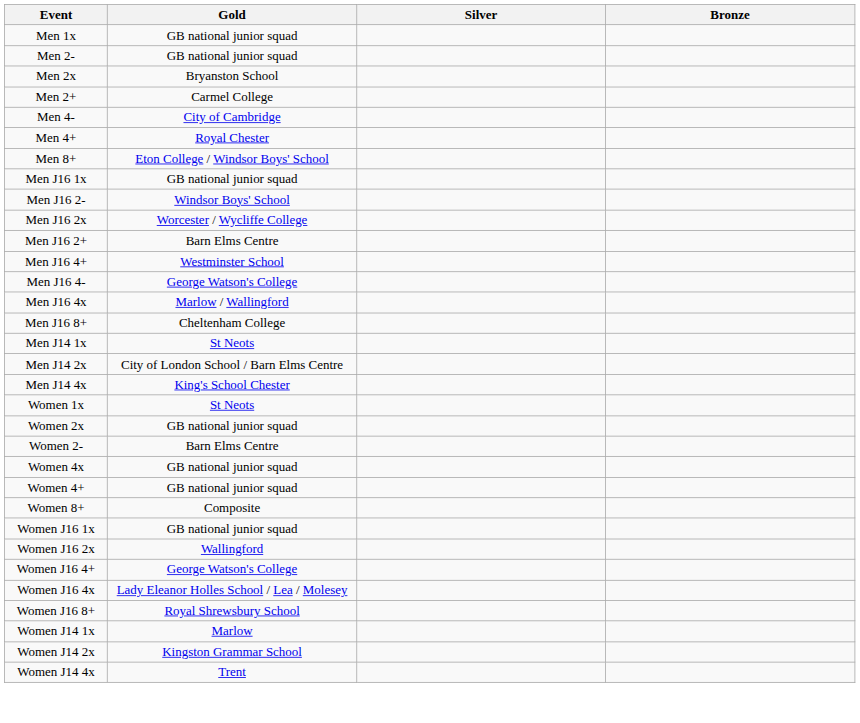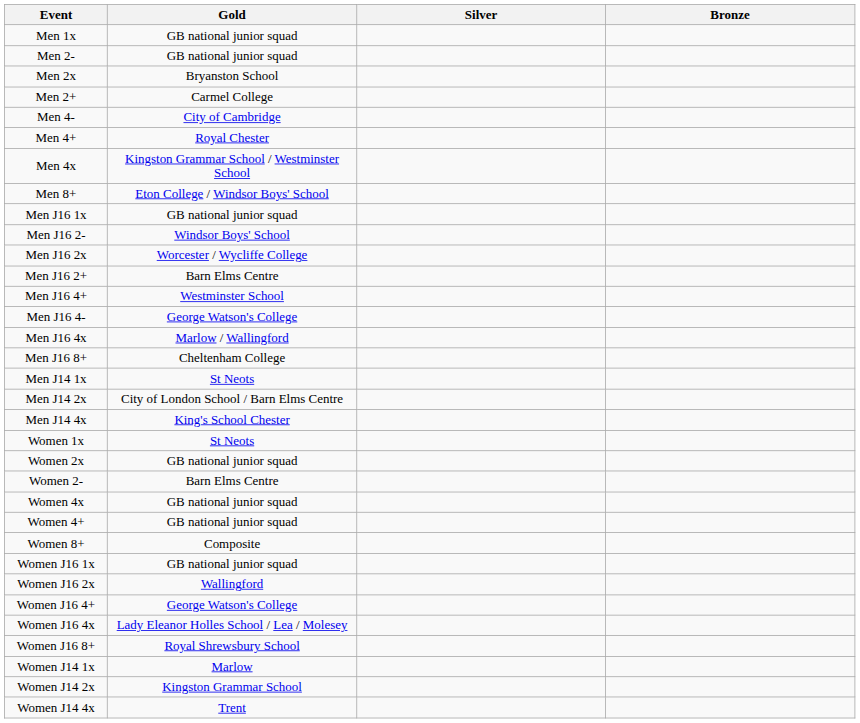+ row: (56, 165)
